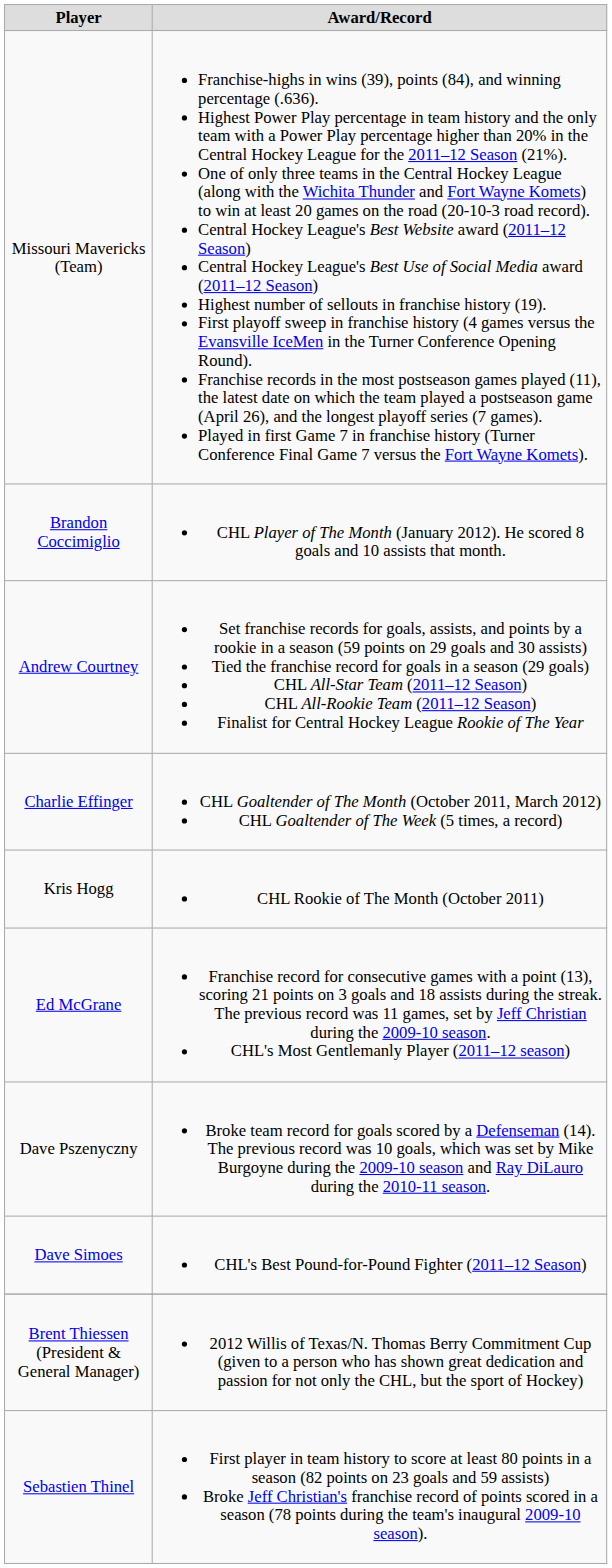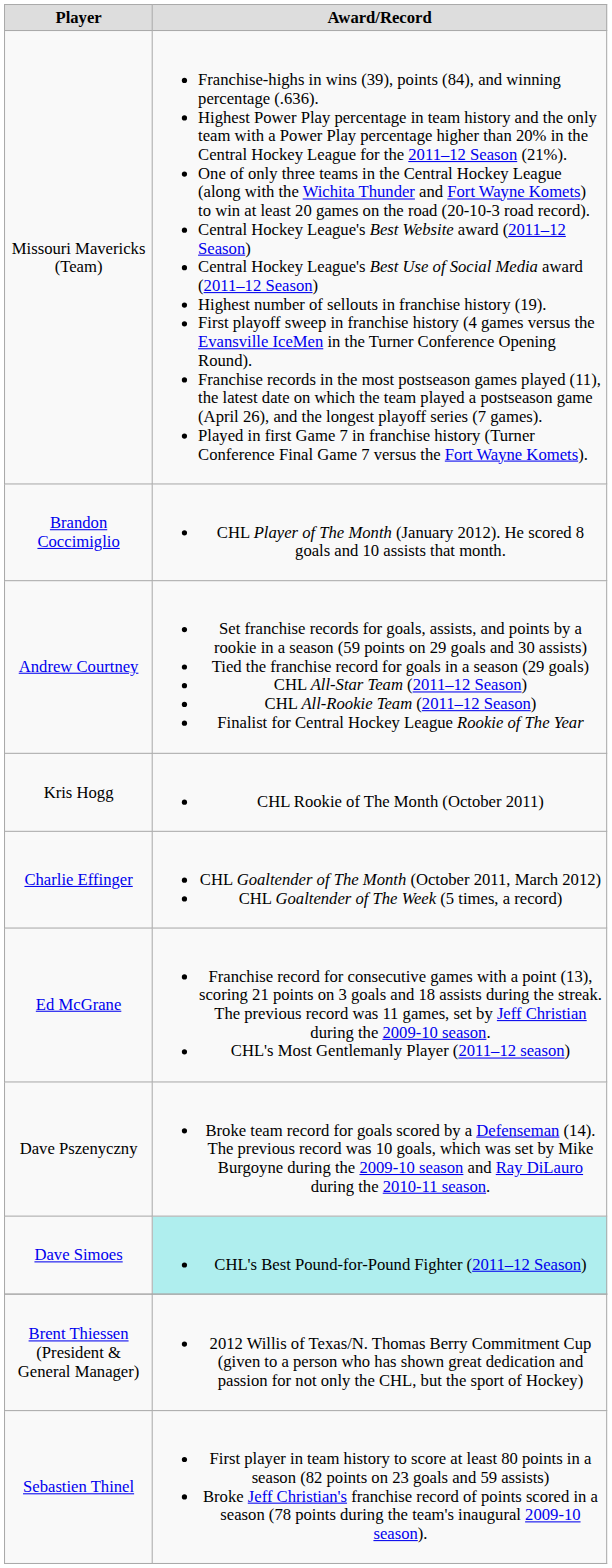rows swapped: (79, 801) <-> (79, 889)
(380, 1265) no background -> (380, 1265) paleturquoise background
